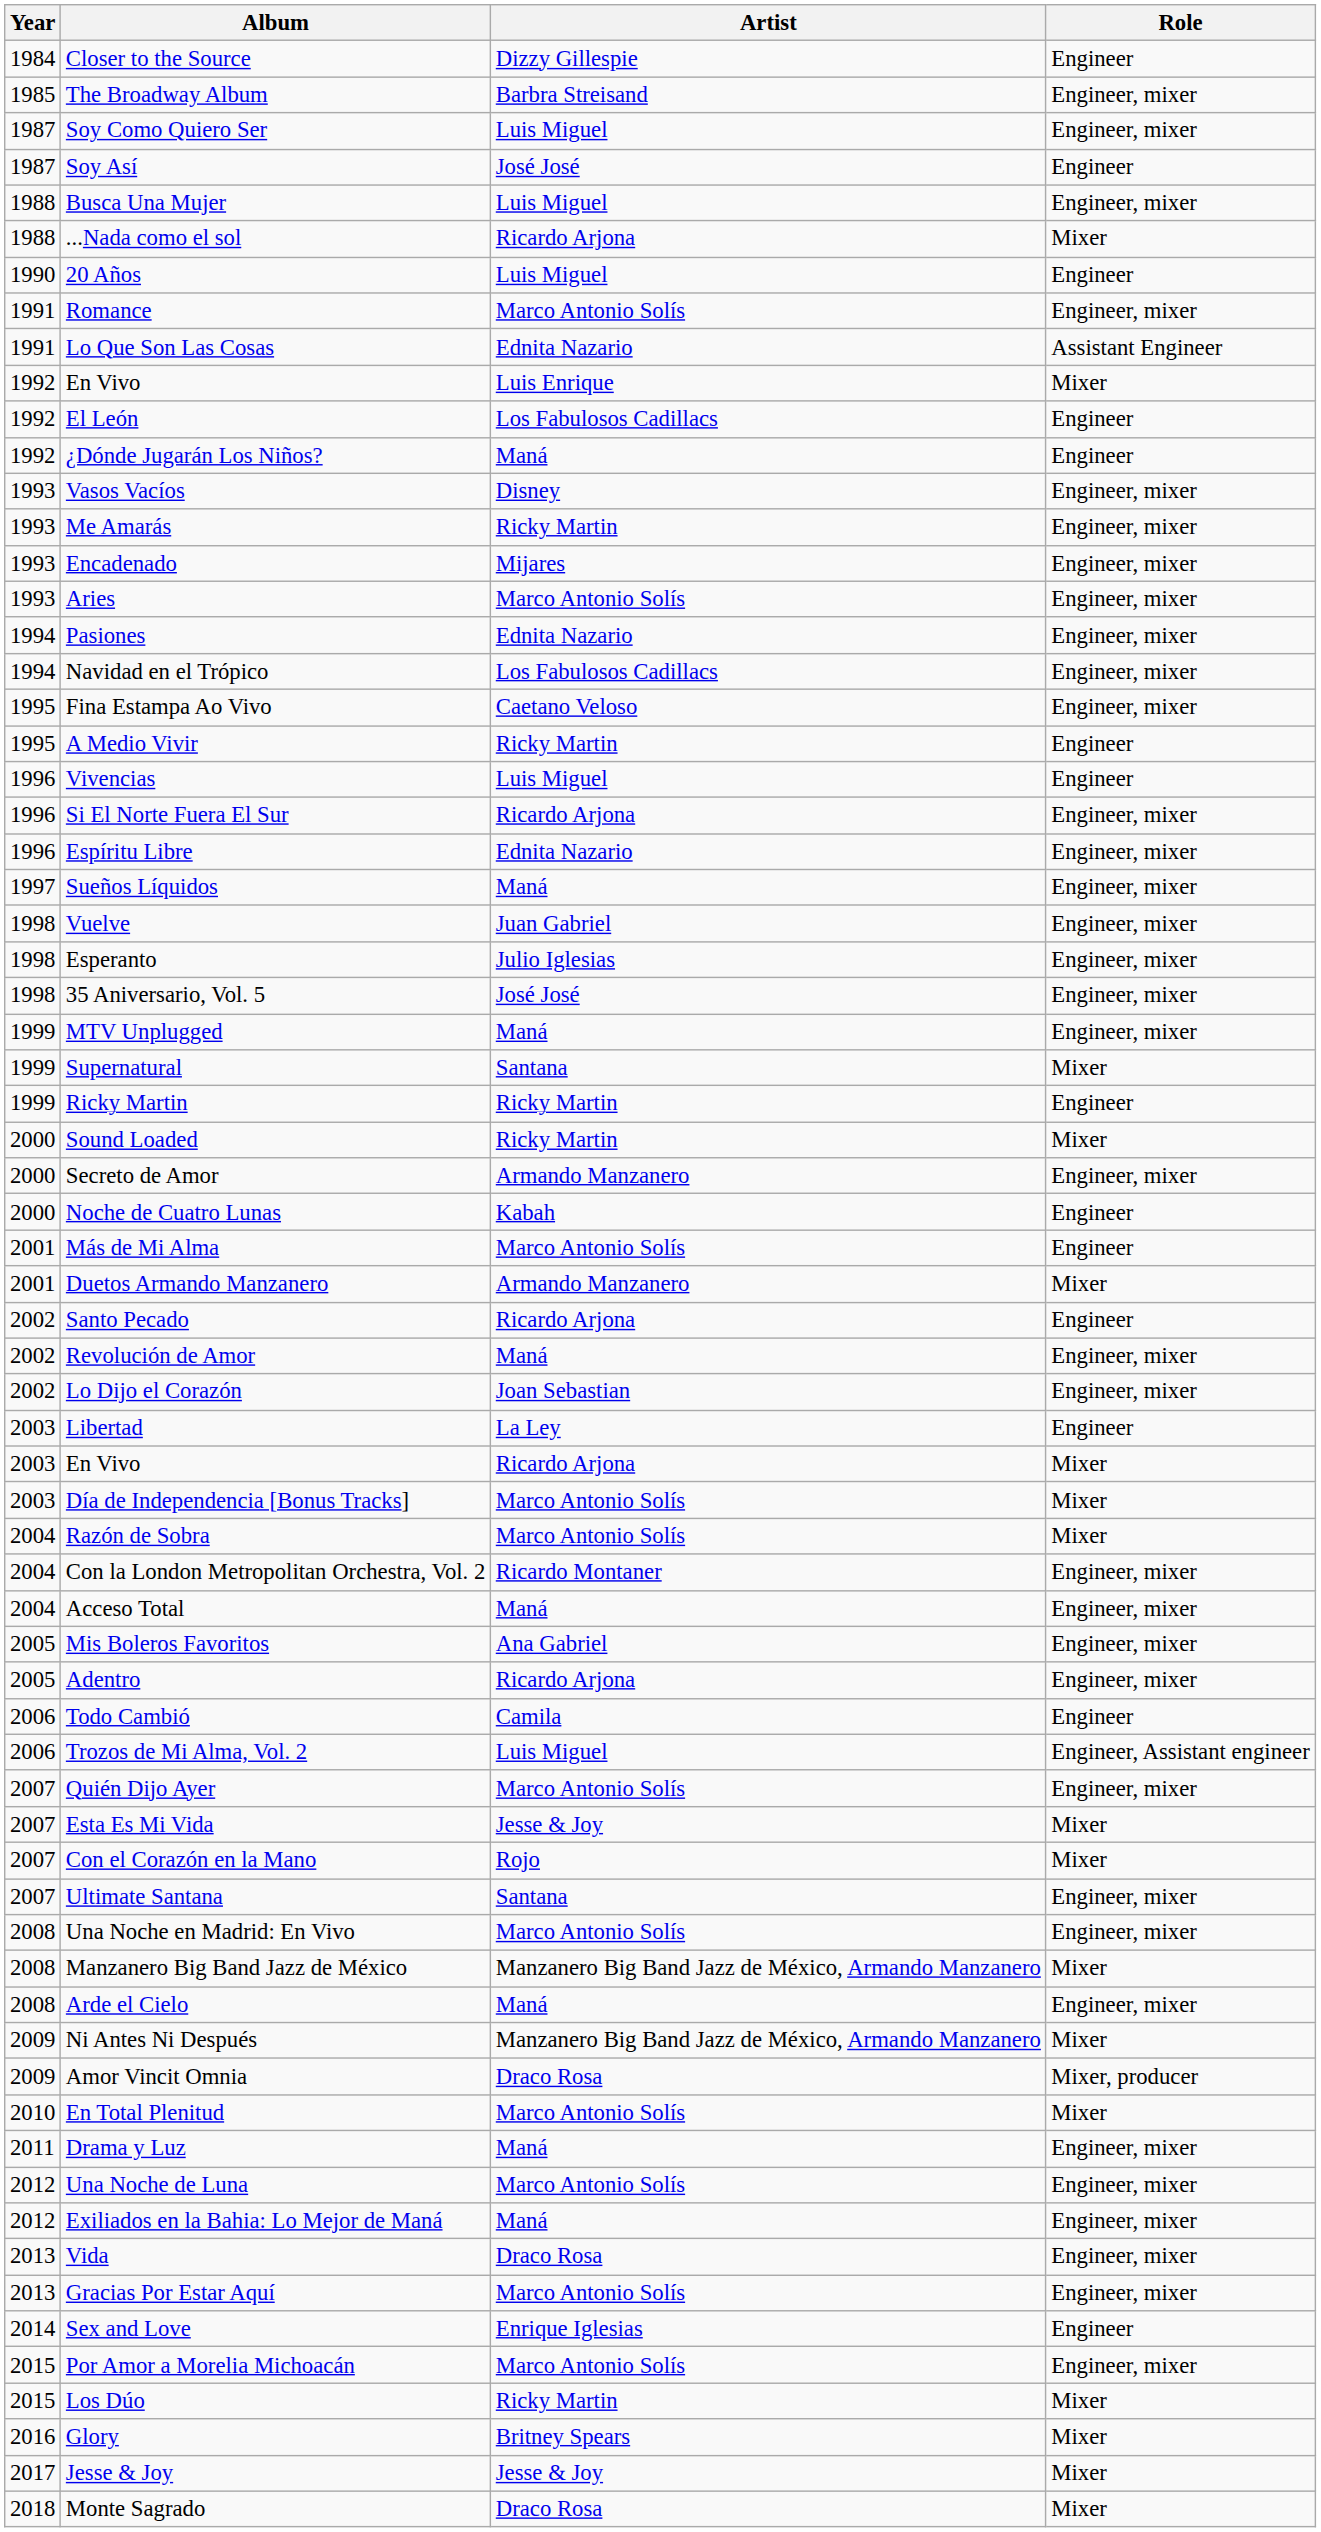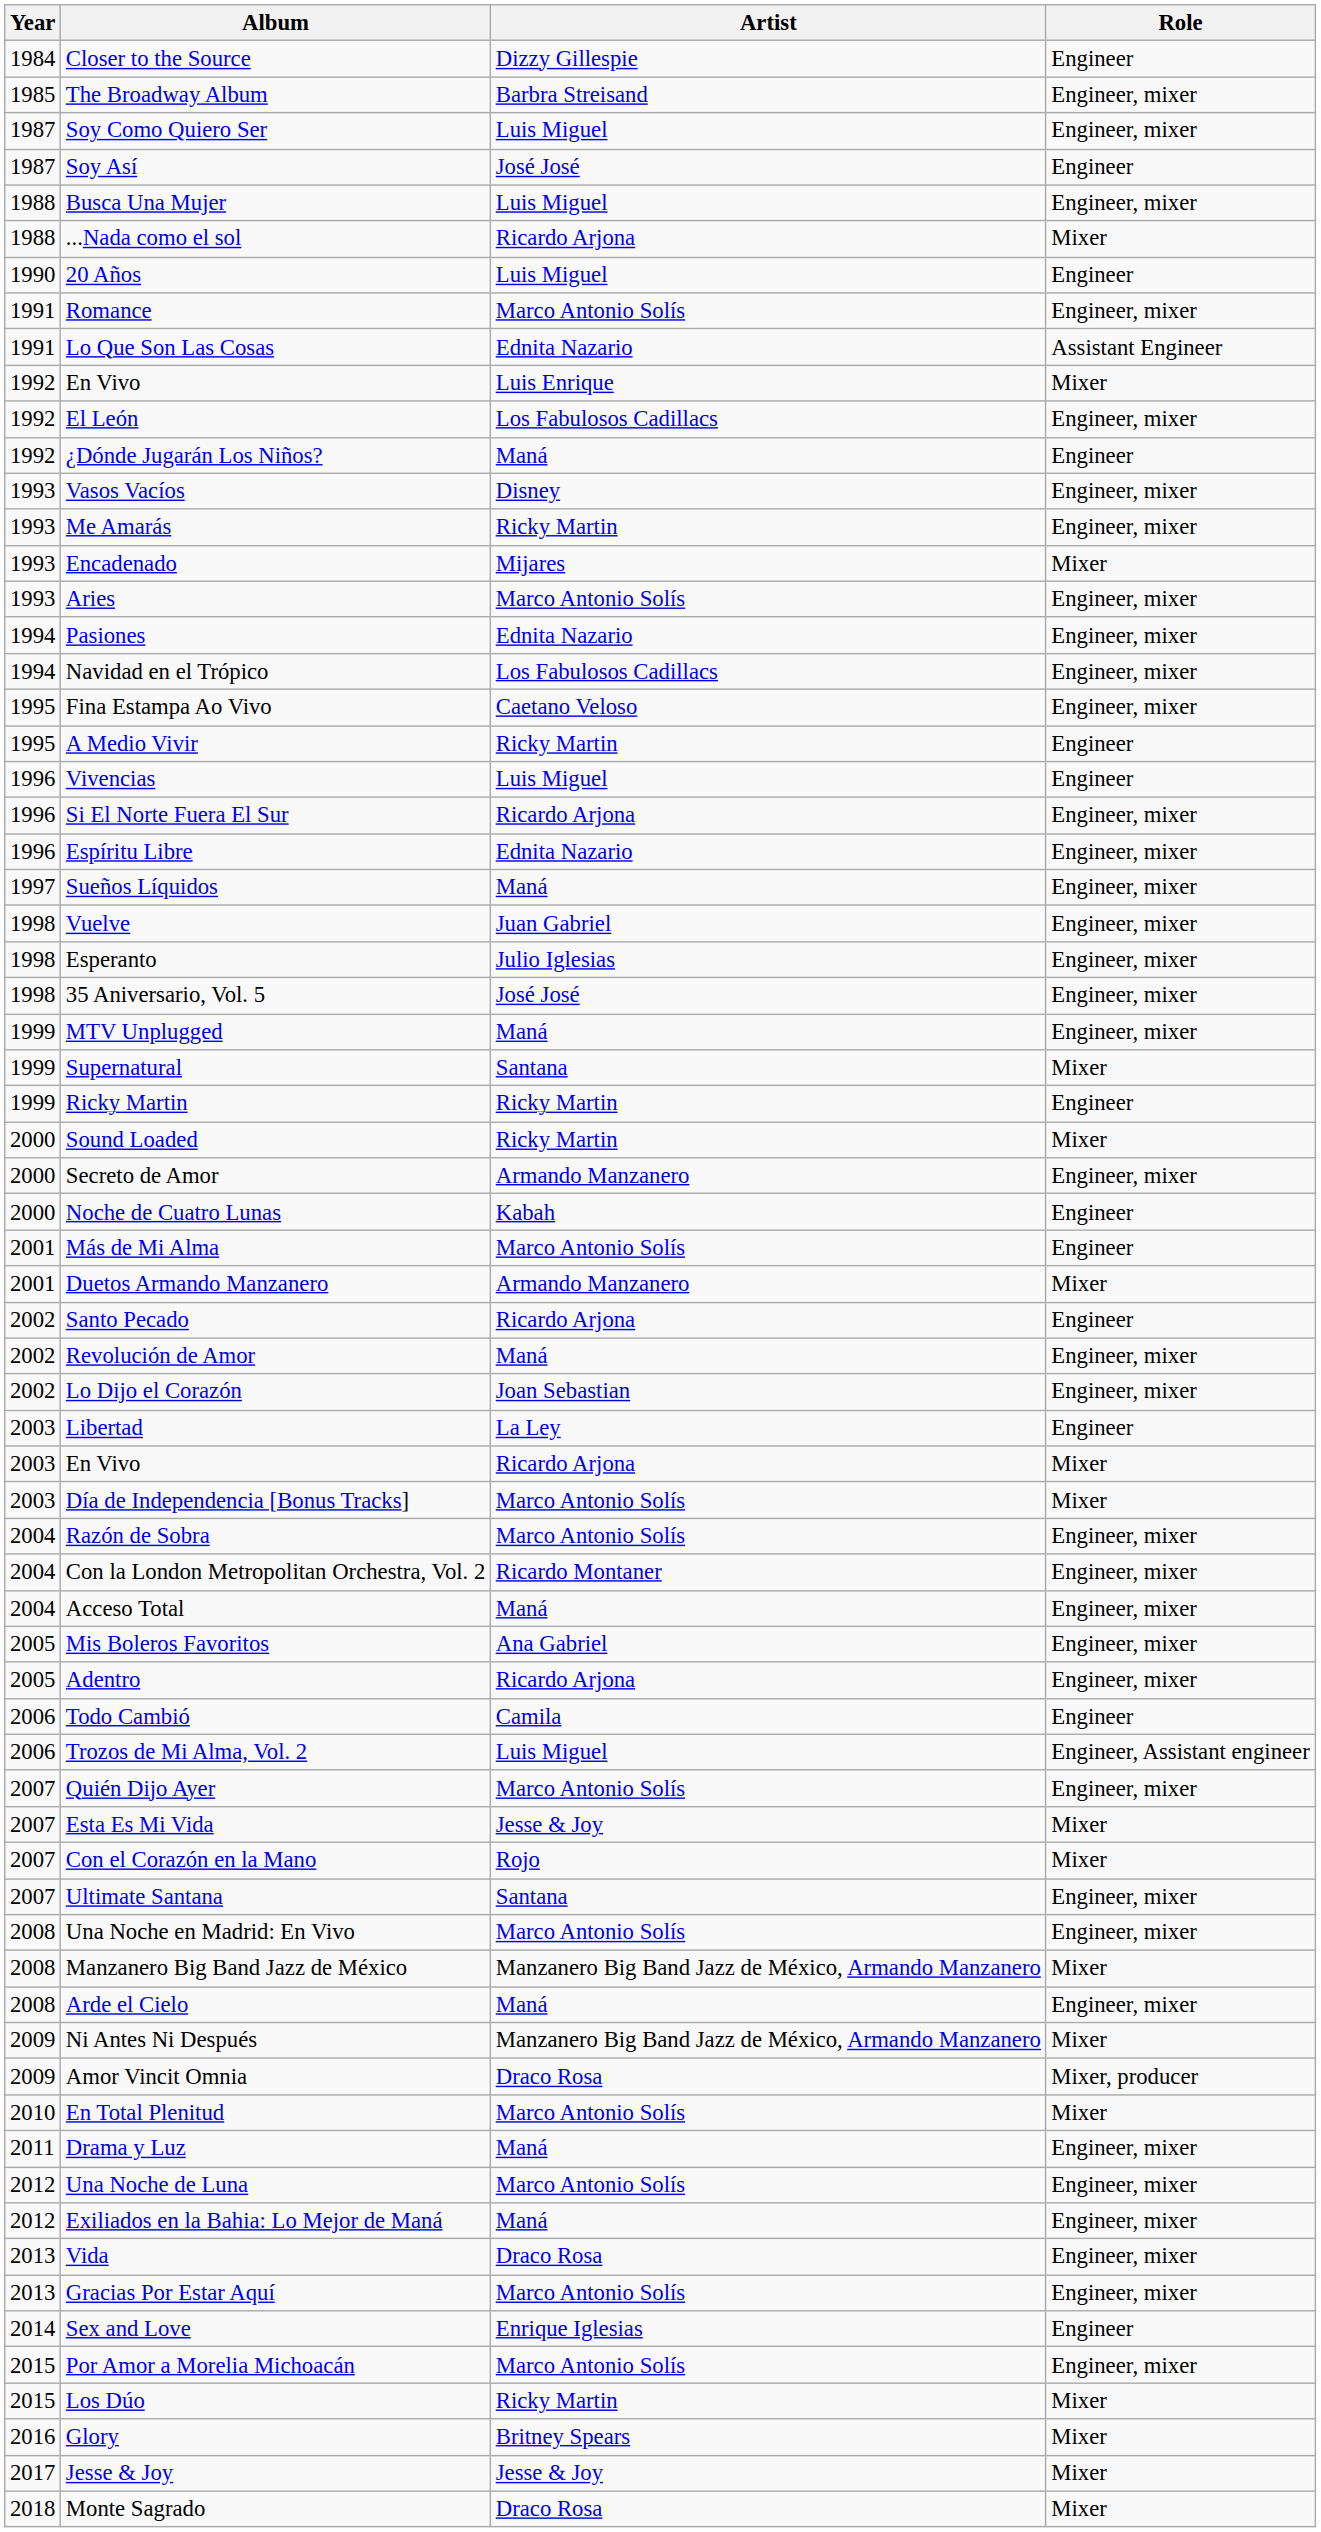(1092, 418) Engineer -> (1124, 418) Engineer, mixer
(1124, 563) Engineer, mixer -> (1079, 563) Mixer
(1079, 1535) Mixer -> (1124, 1535) Engineer, mixer
